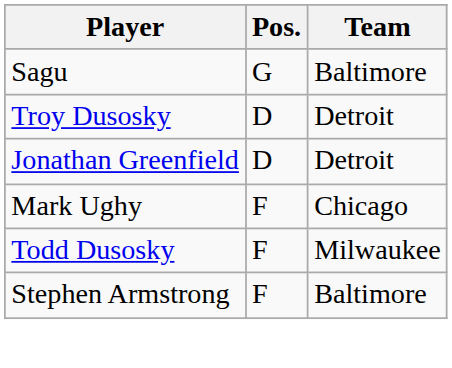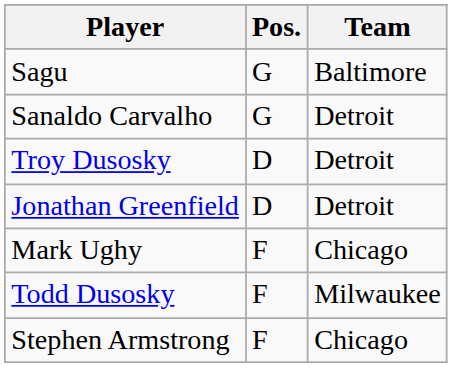+ row: (112, 116)
(370, 294) Baltimore -> (361, 339) Chicago
